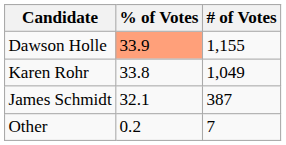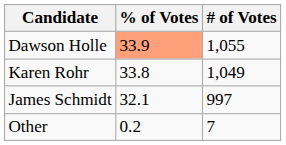(226, 45) 1,155 -> (226, 45) 1,055
(219, 99) 387 -> (219, 99) 997
